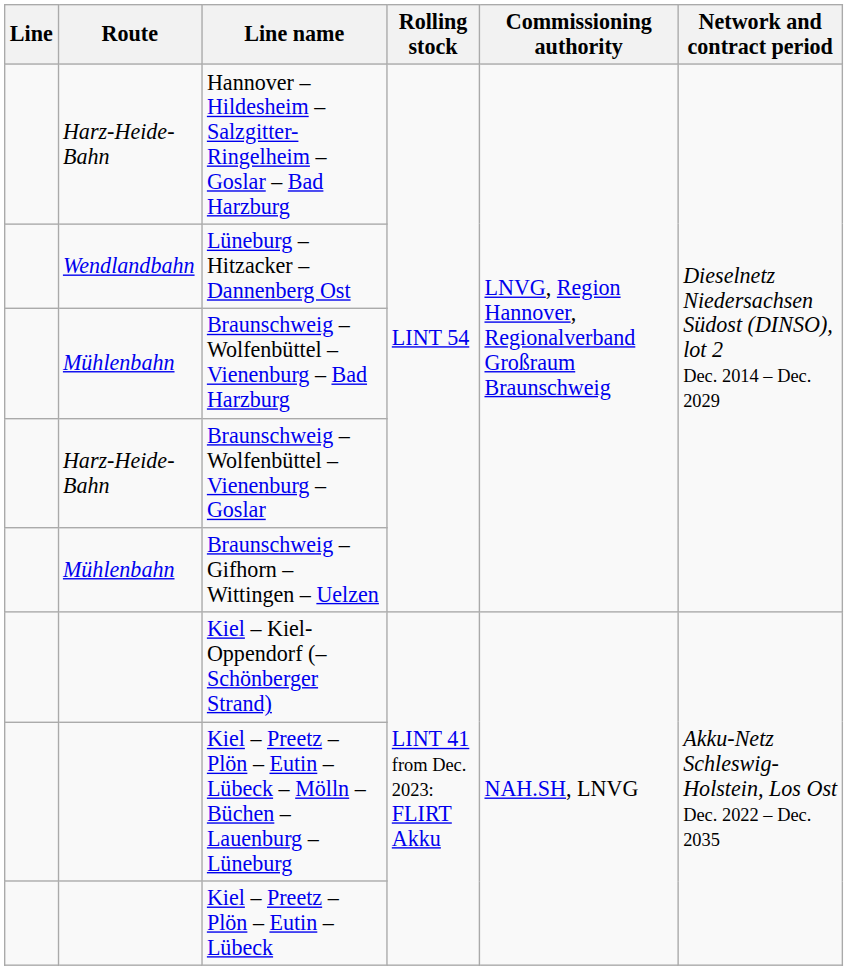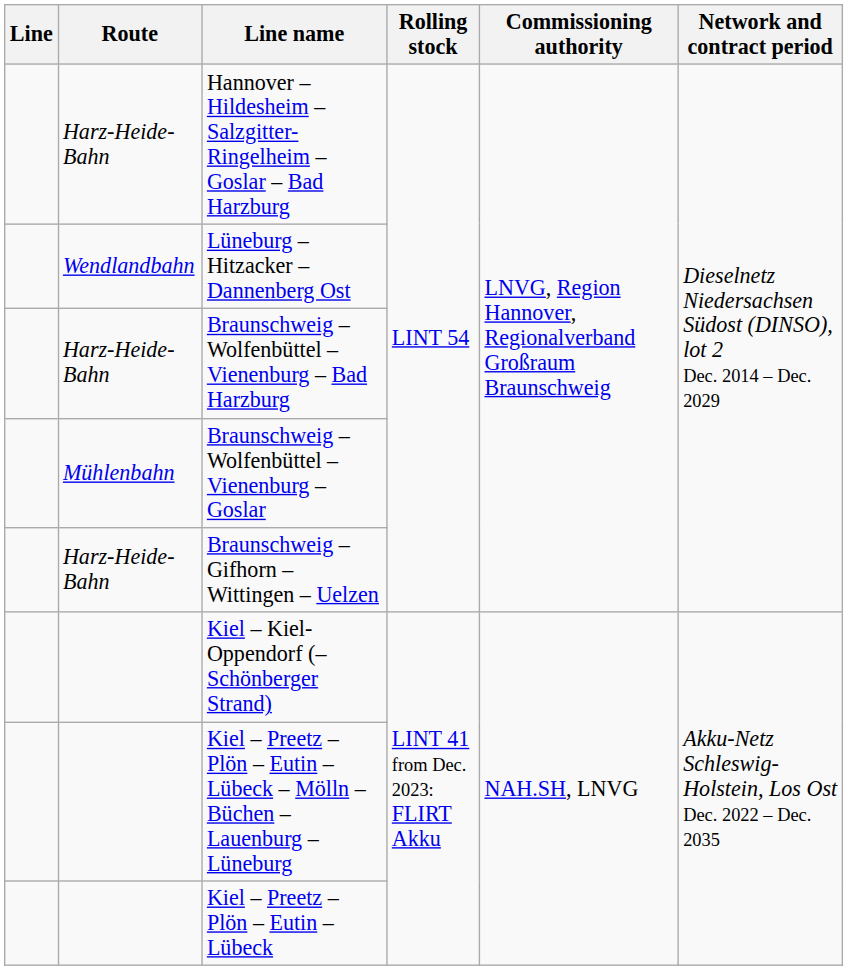(119, 363) Mühlenbahn -> (119, 363) Harz-Heide-Bahn
(119, 472) Harz-Heide-Bahn -> (119, 472) Mühlenbahn
(119, 569) Mühlenbahn -> (119, 569) Harz-Heide-Bahn
